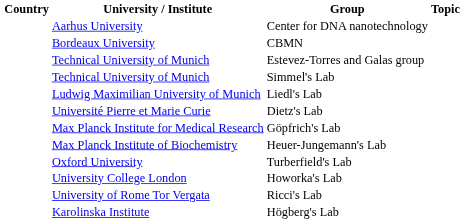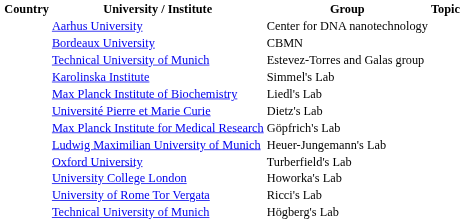(131, 77) Technical University of Munich -> (101, 77) Karolinska Institute
(156, 94) Ludwig Maximilian University of Munich -> (145, 94) Max Planck Institute of Biochemistry
(145, 144) Max Planck Institute of Biochemistry -> (156, 144) Ludwig Maximilian University of Munich
(101, 212) Karolinska Institute -> (131, 212) Technical University of Munich
